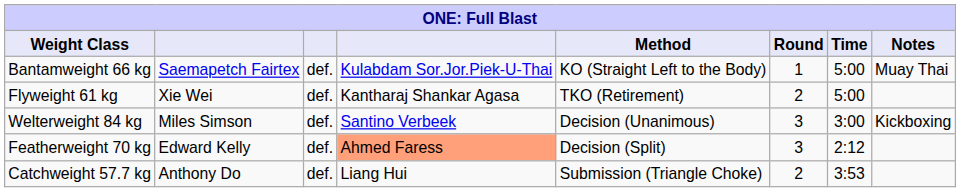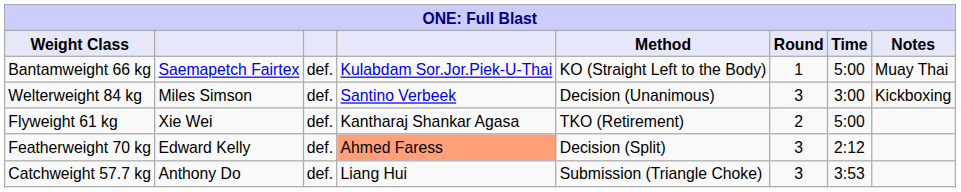rows swapped: (63, 95) <-> (75, 121)
(799, 173) 2 -> (799, 173) 3
